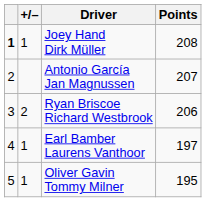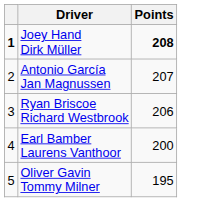- column: (29, 15)
(187, 42) normal -> (163, 42) bold
(187, 146) 197 -> (163, 146) 200
